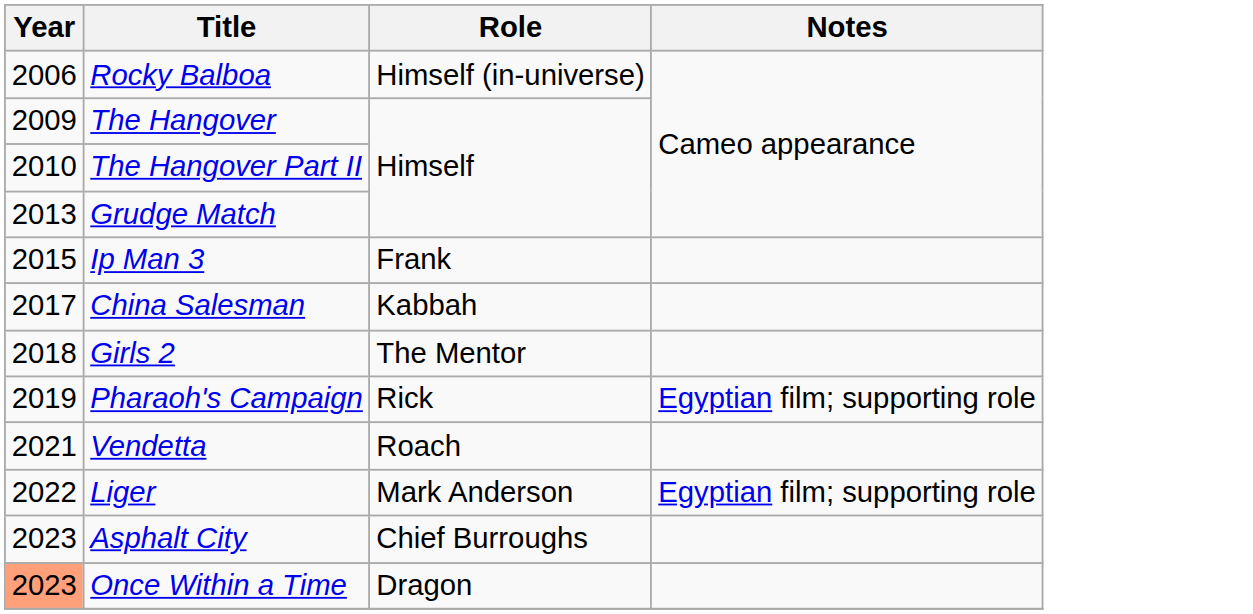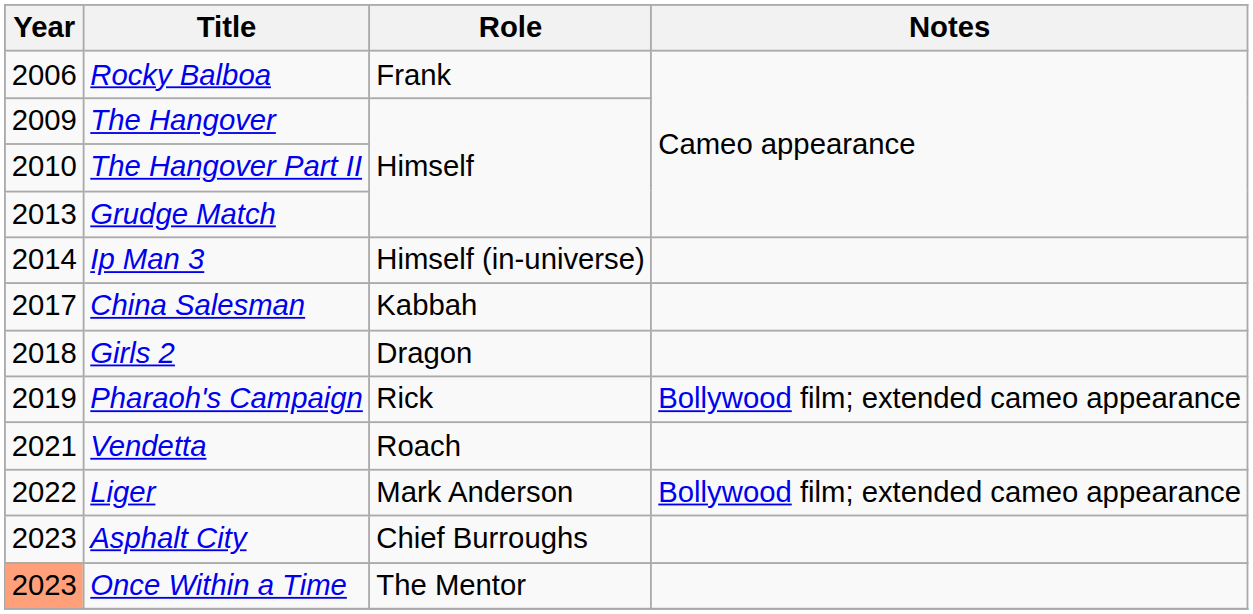(511, 74) Himself (in-universe) -> (414, 74) Frank
(44, 259) 2015 -> (44, 259) 2014
(414, 259) Frank -> (511, 259) Himself (in-universe)
(451, 352) The Mentor -> (424, 352) Dragon
(847, 399) Egyptian film; supporting role -> (950, 399) Bollywood film; extended cameo appearance
(847, 492) Egyptian film; supporting role -> (950, 492) Bollywood film; extended cameo appearance
(424, 584) Dragon -> (451, 584) The Mentor
